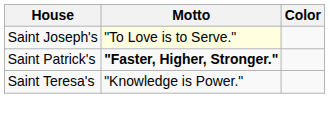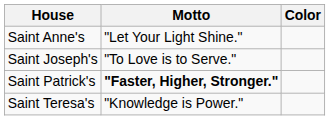+ row: (46, 37)
(170, 37) lightyellow background -> (170, 59) no background
